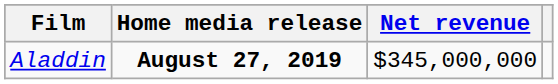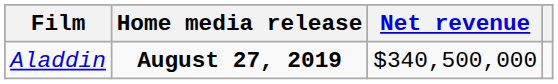(455, 60) $345,000,000 -> (455, 60) $340,500,000
